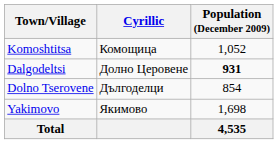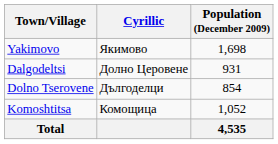rows swapped: (33, 108) <-> (39, 48)
(232, 68) bold -> (232, 68) normal
